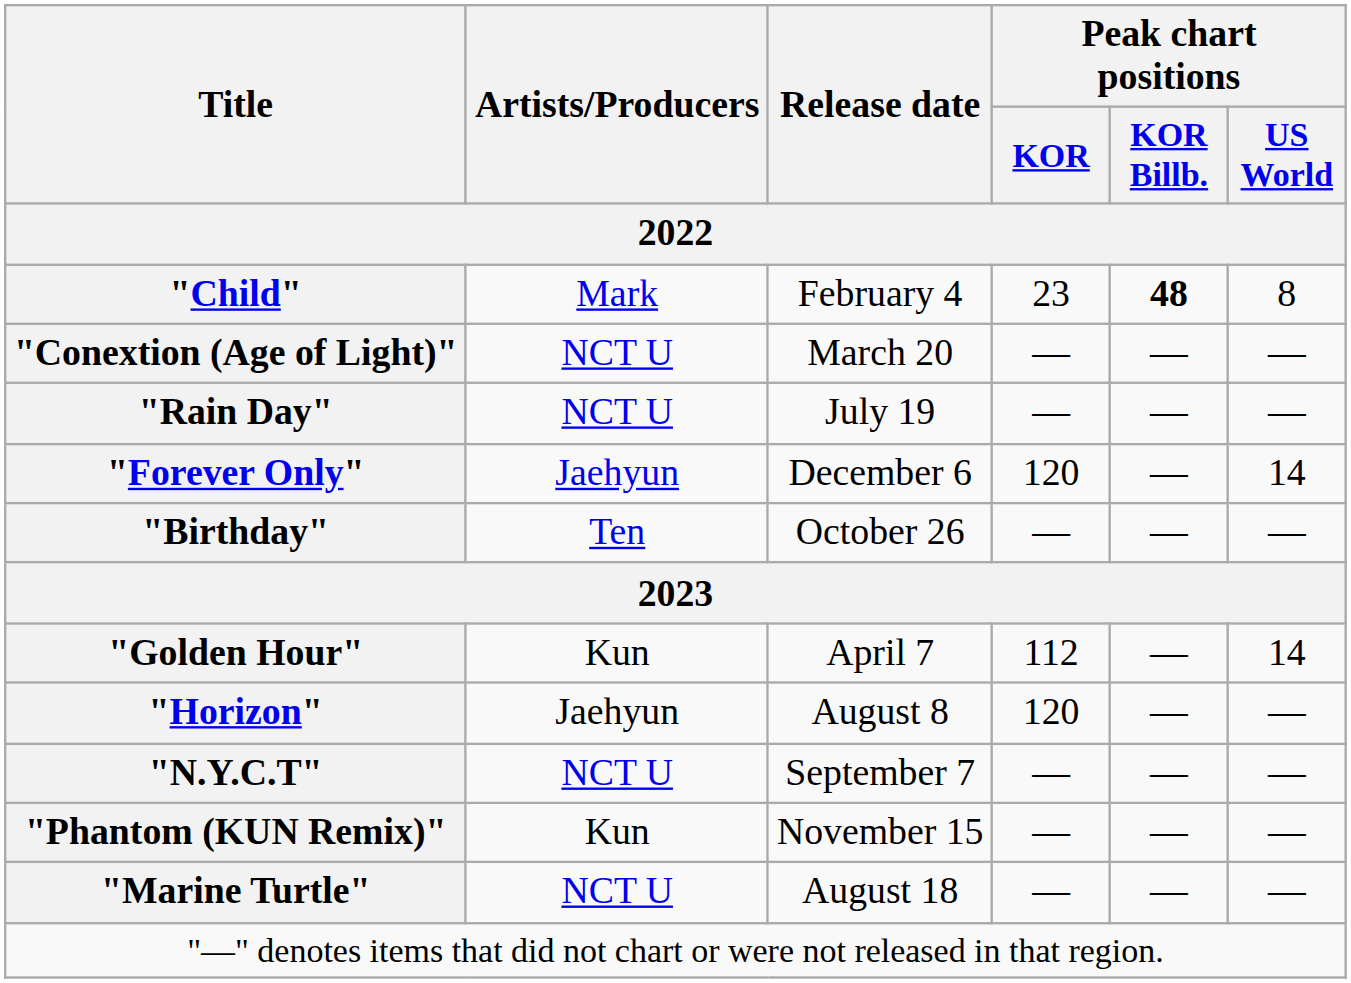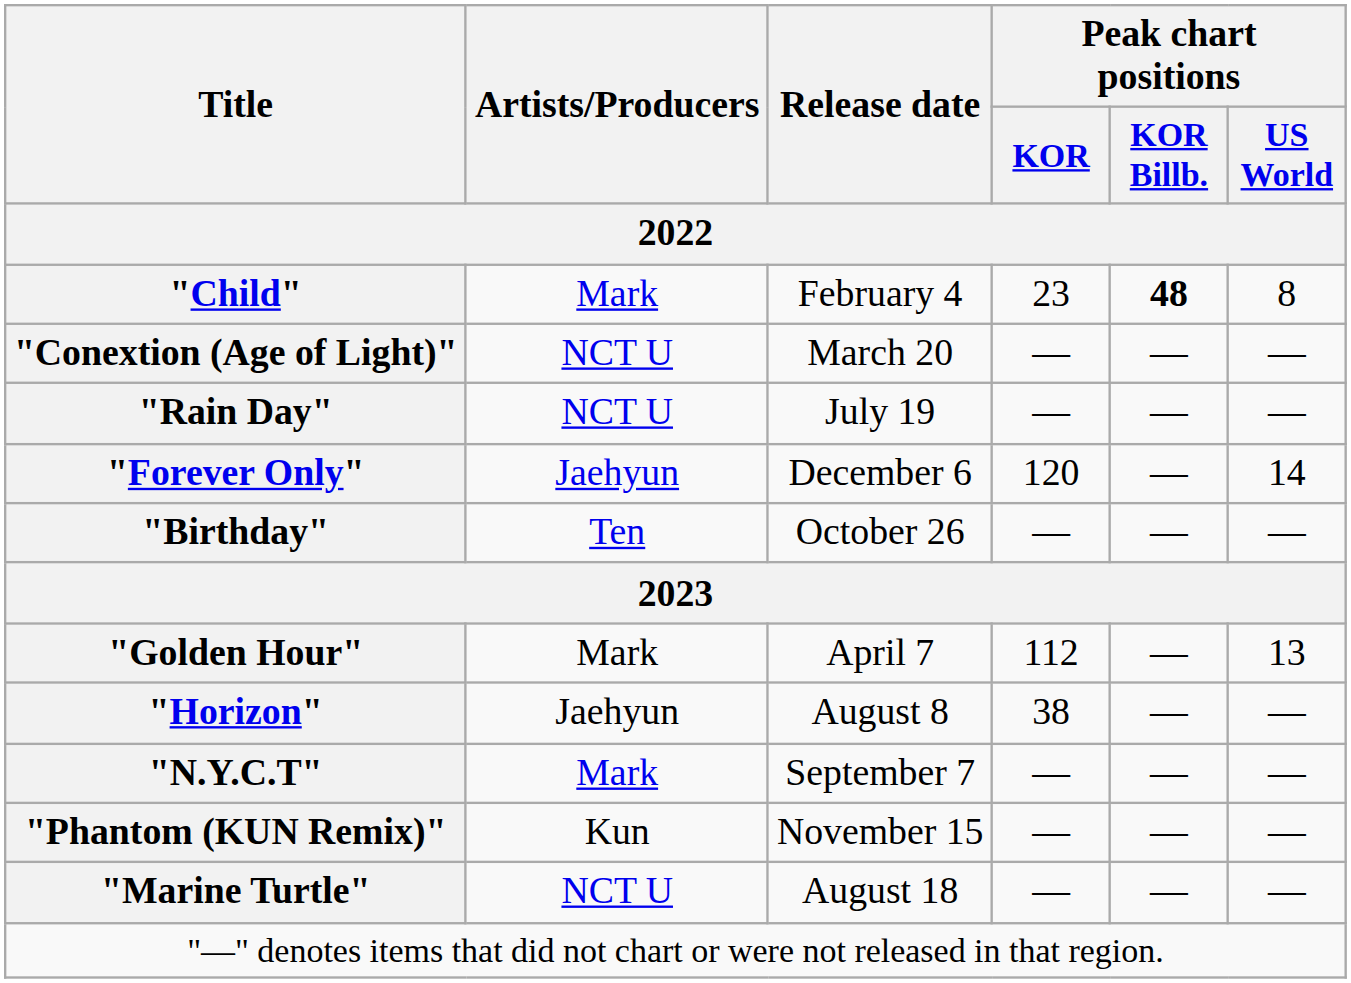(617, 652) Kun -> (617, 652) Mark
(1287, 652) 14 -> (1287, 652) 13
(1051, 712) 120 -> (1051, 712) 38
(617, 771) NCT U -> (617, 771) Mark
